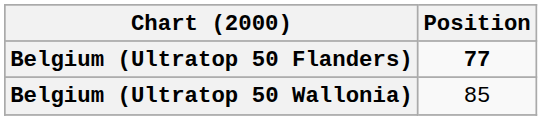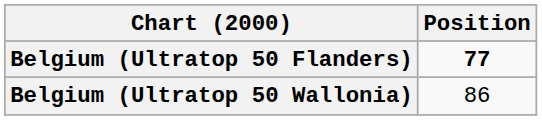(477, 96) 85 -> (477, 96) 86
